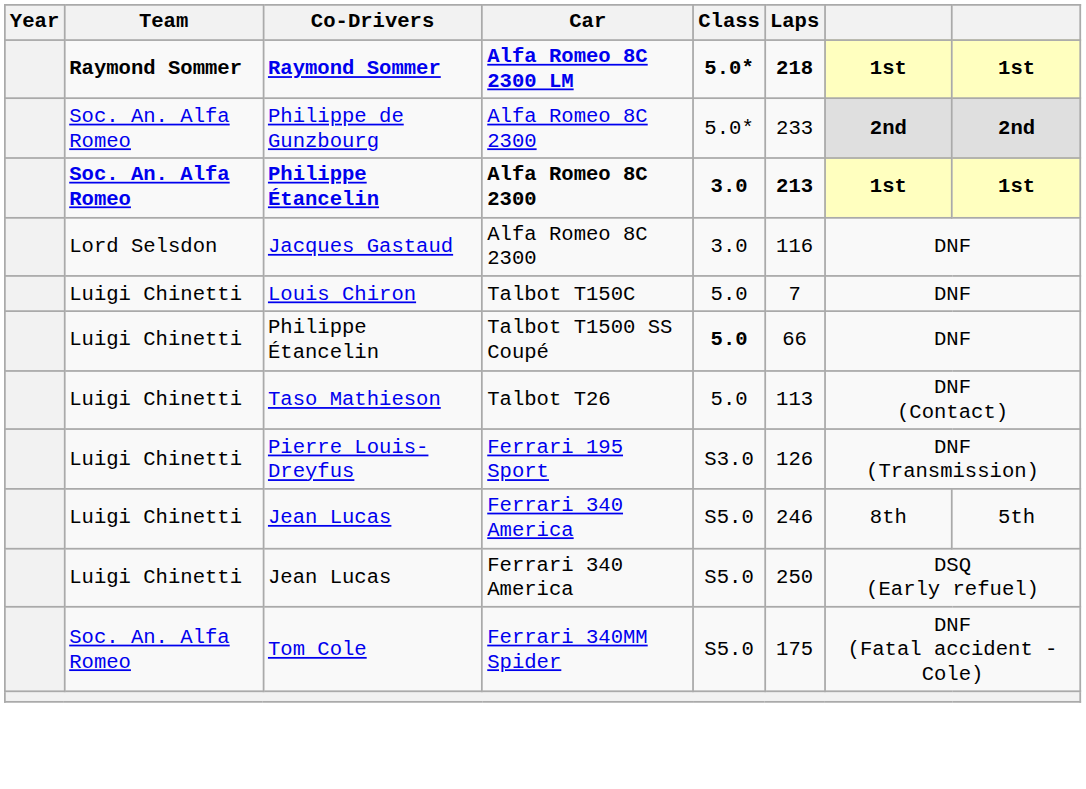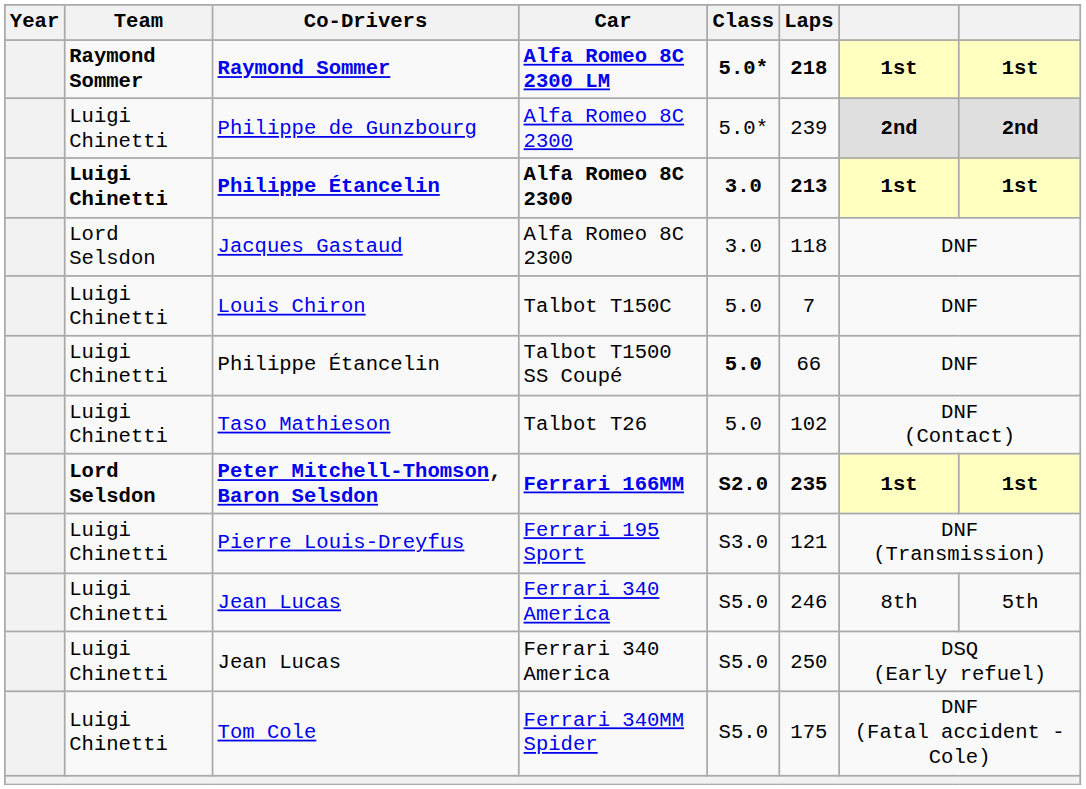(149, 128) Soc. An. Alfa Romeo -> (119, 128) Luigi Chinetti
(795, 128) 233 -> (809, 128) 239
(149, 187) Soc. An. Alfa Romeo -> (119, 187) Luigi Chinetti
(795, 246) 116 -> (809, 246) 118
(795, 400) 113 -> (809, 424) 102
+ row: (360, 483)
(795, 459) 126 -> (809, 543) 121
(149, 649) Soc. An. Alfa Romeo -> (119, 733) Luigi Chinetti
